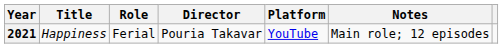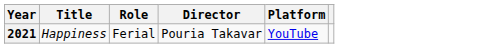- column: (410, 14)
